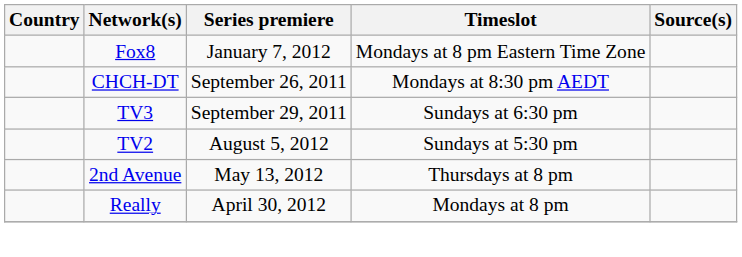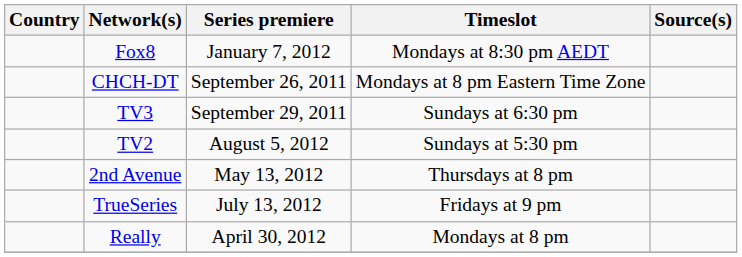(501, 50) Mondays at 8 pm Eastern Time Zone -> (501, 50) Mondays at 8:30 pm AEDT
(501, 81) Mondays at 8:30 pm AEDT -> (501, 81) Mondays at 8 pm Eastern Time Zone
+ row: (135, 205)
